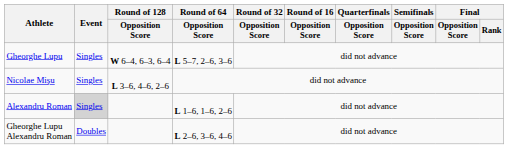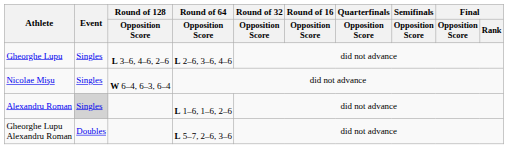(140, 61) W 6–4, 6–3, 6–4 -> (140, 61) L 3–6, 4–6, 2–6
(203, 61) L 5–7, 2–6, 3–6 -> (203, 61) L 2–6, 3–6, 4–6
(140, 86) L 3–6, 4–6, 2–6 -> (140, 86) W 6–4, 6–3, 6–4
(203, 137) L 2–6, 3–6, 4–6 -> (203, 137) L 5–7, 2–6, 3–6
